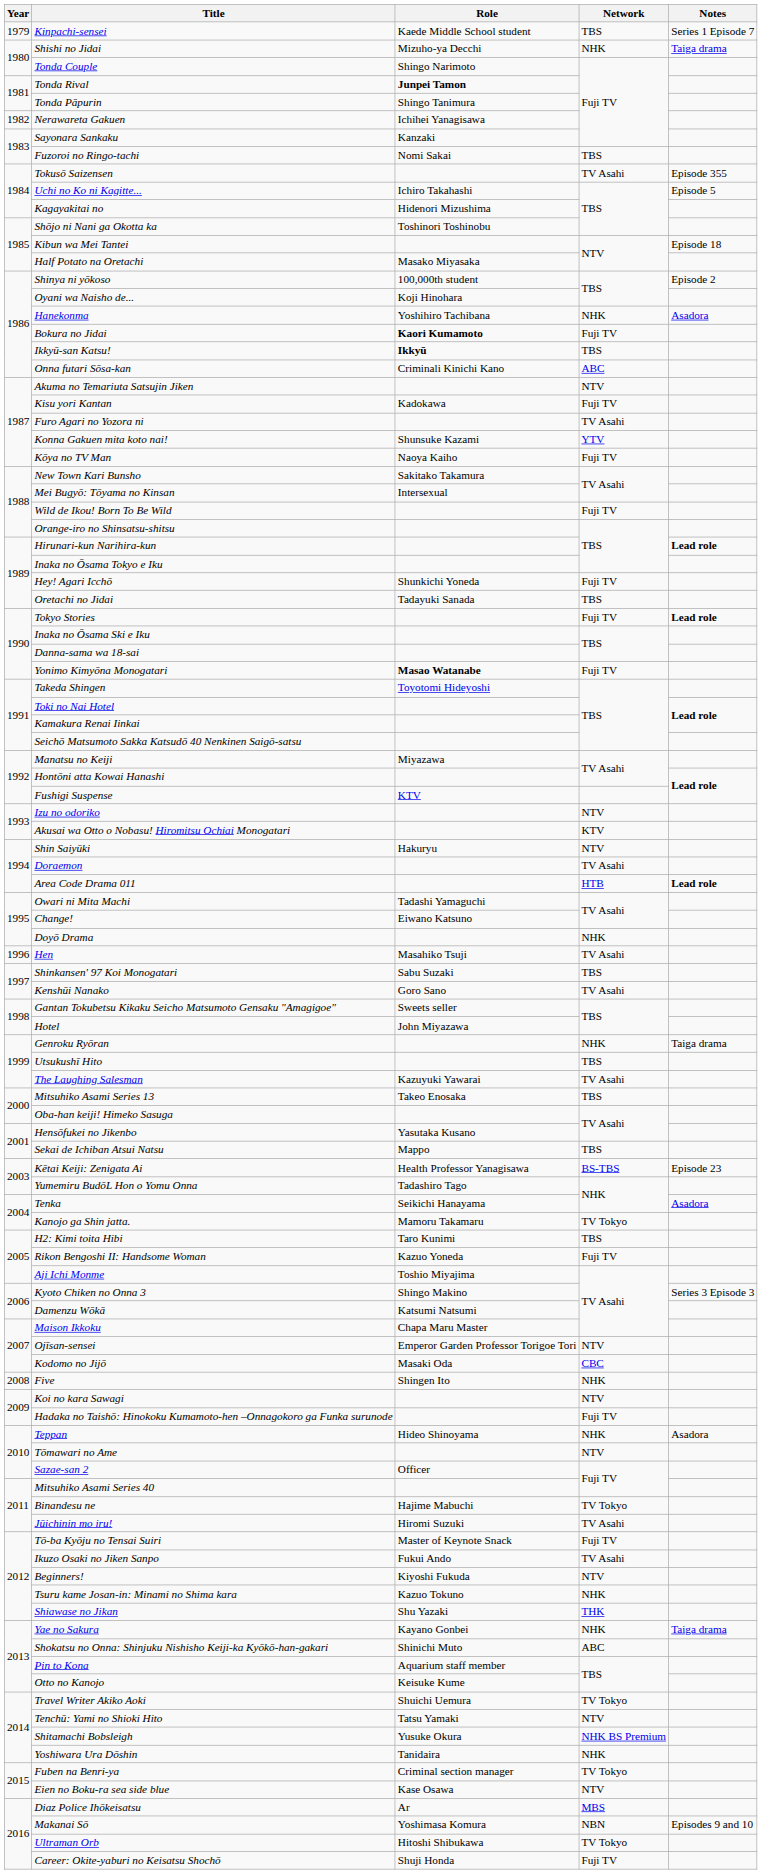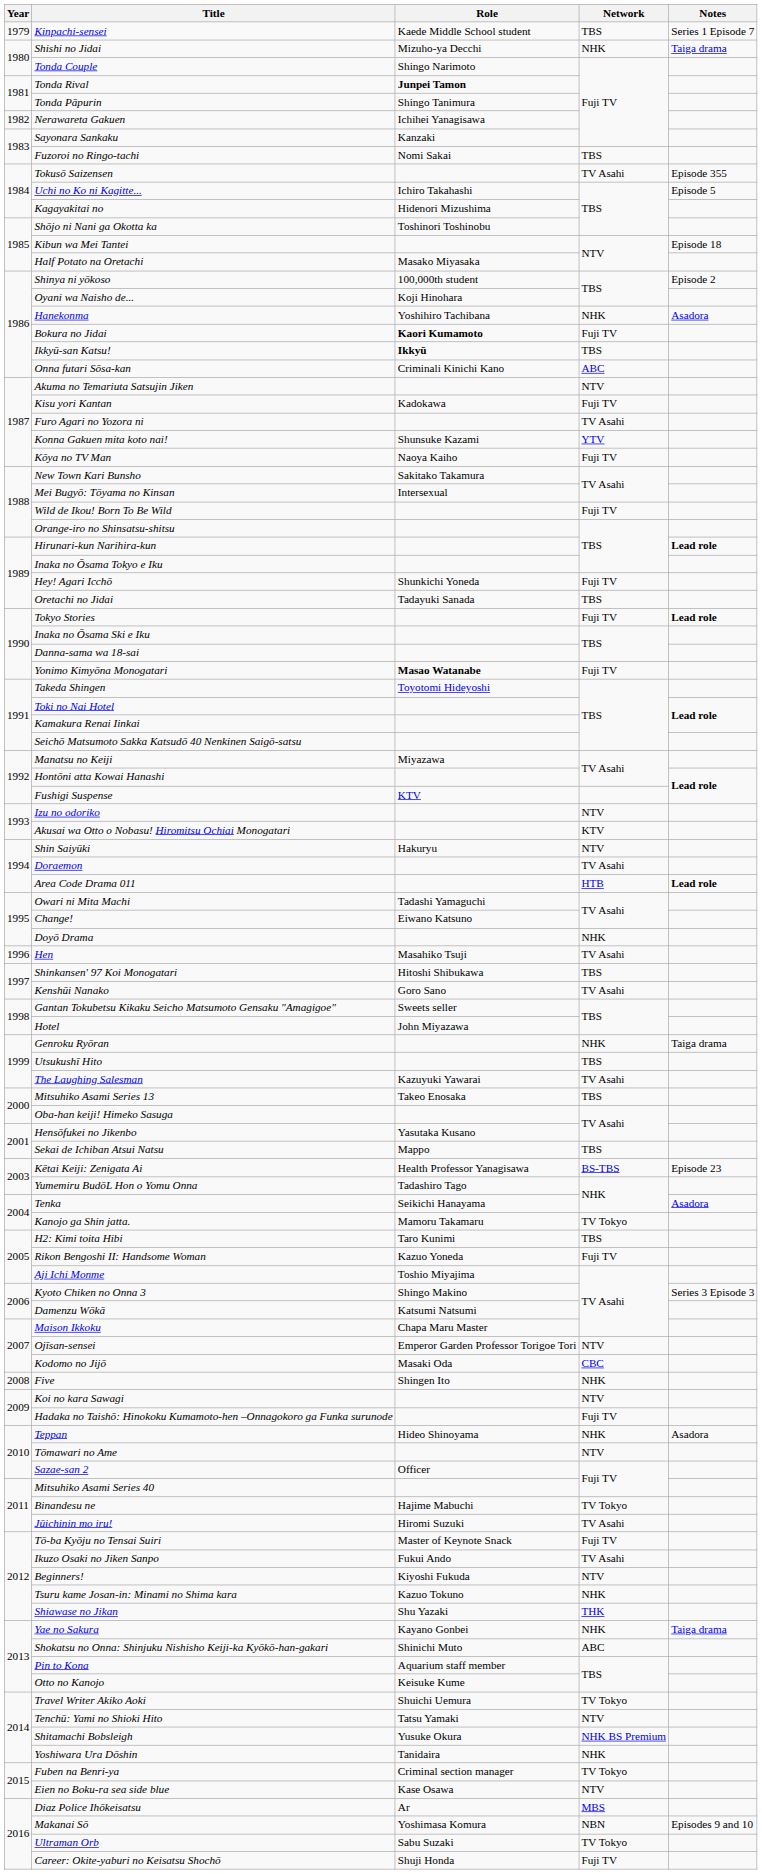(426, 972) Sabu Suzaki -> (441, 972) Hitoshi Shibukawa
(441, 1842) Hitoshi Shibukawa -> (426, 1842) Sabu Suzaki
